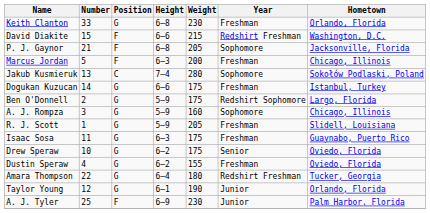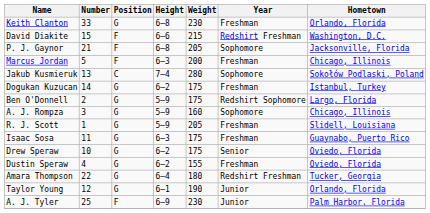(163, 88) 6–6 -> (163, 88) 6–2
